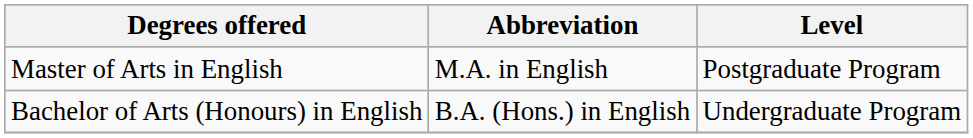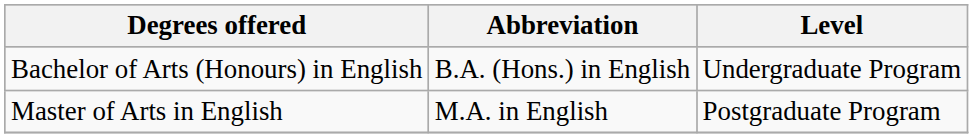rows swapped: (217, 111) <-> (147, 68)
